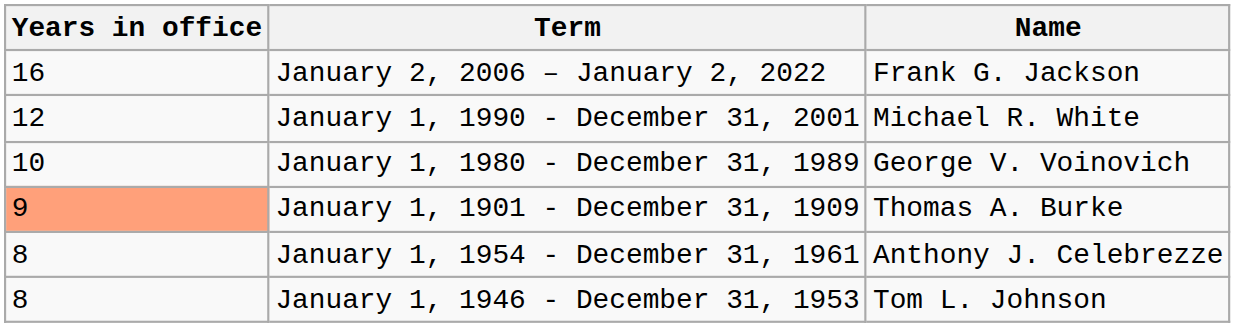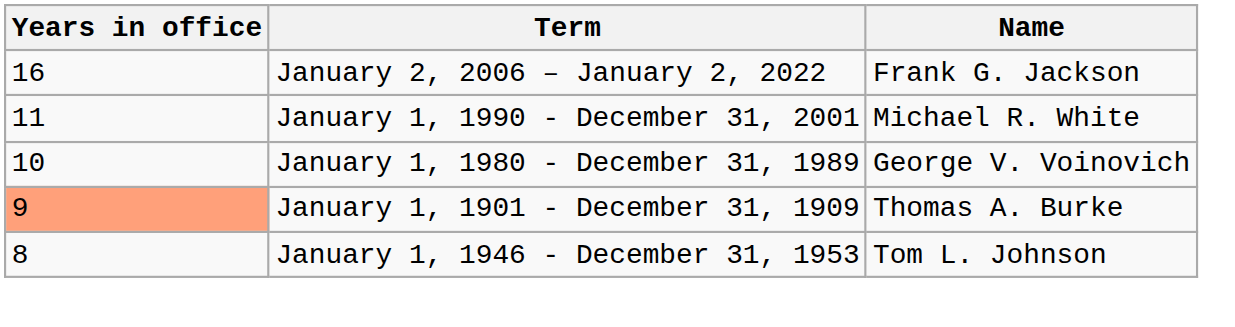(28, 118) 12 -> (28, 118) 11
- row: (568, 254)
